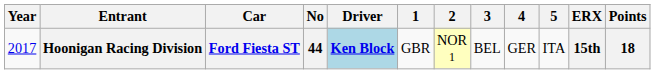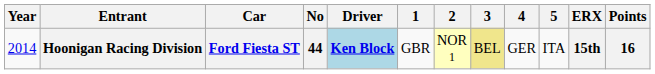(22, 48) 2017 -> (22, 48) 2014
(487, 48) no background -> (487, 48) khaki background
(628, 48) 18 -> (628, 48) 16
